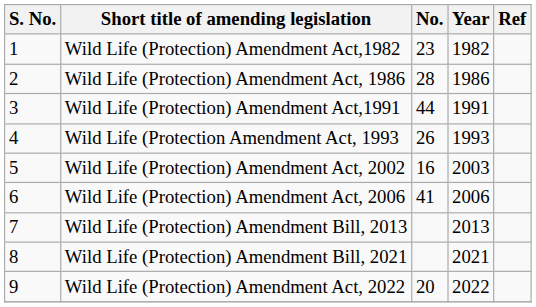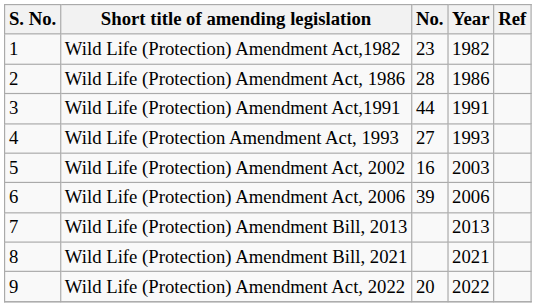(425, 138) 26 -> (425, 138) 27
(425, 197) 41 -> (425, 197) 39
